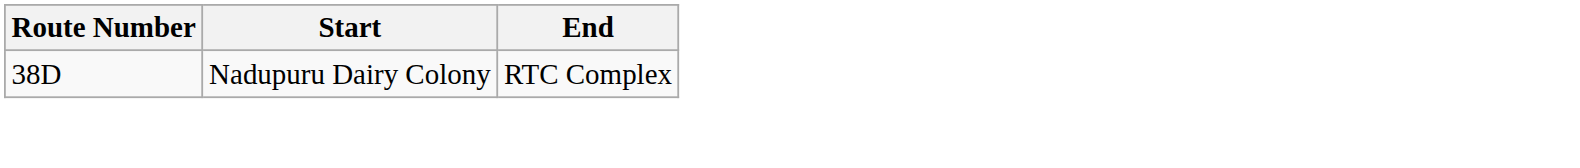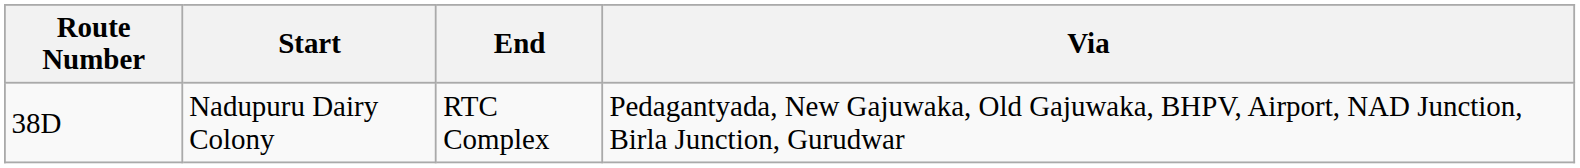+ column: (1088, 43)
